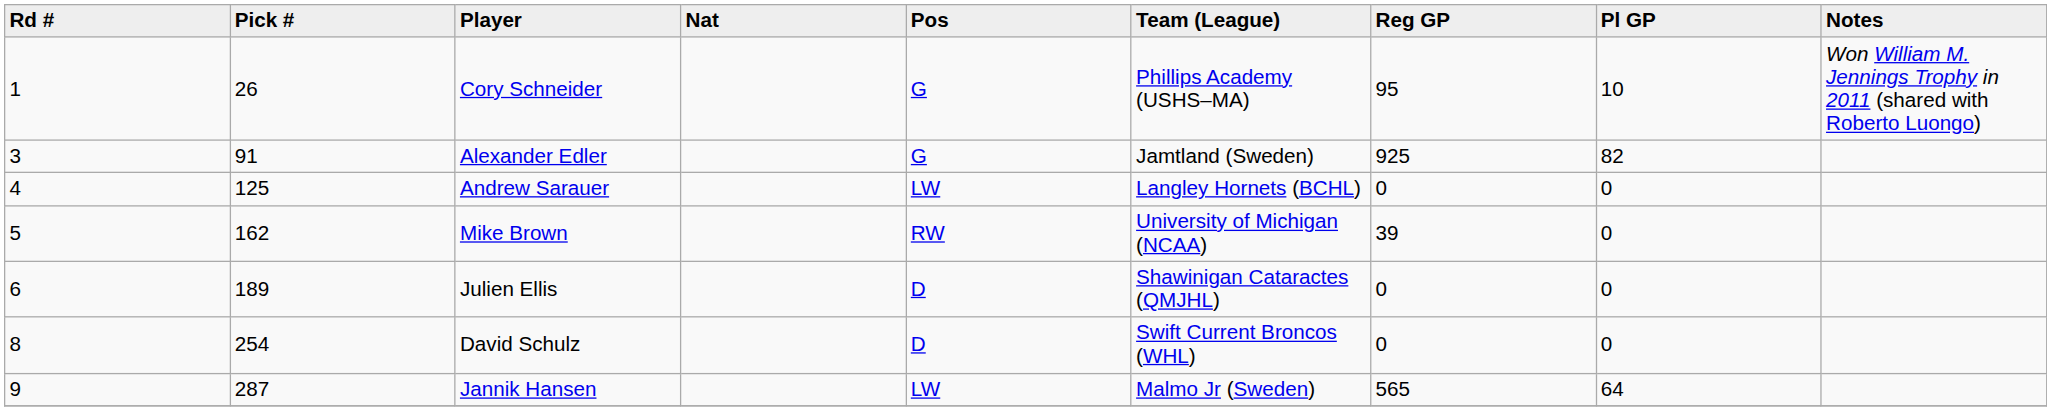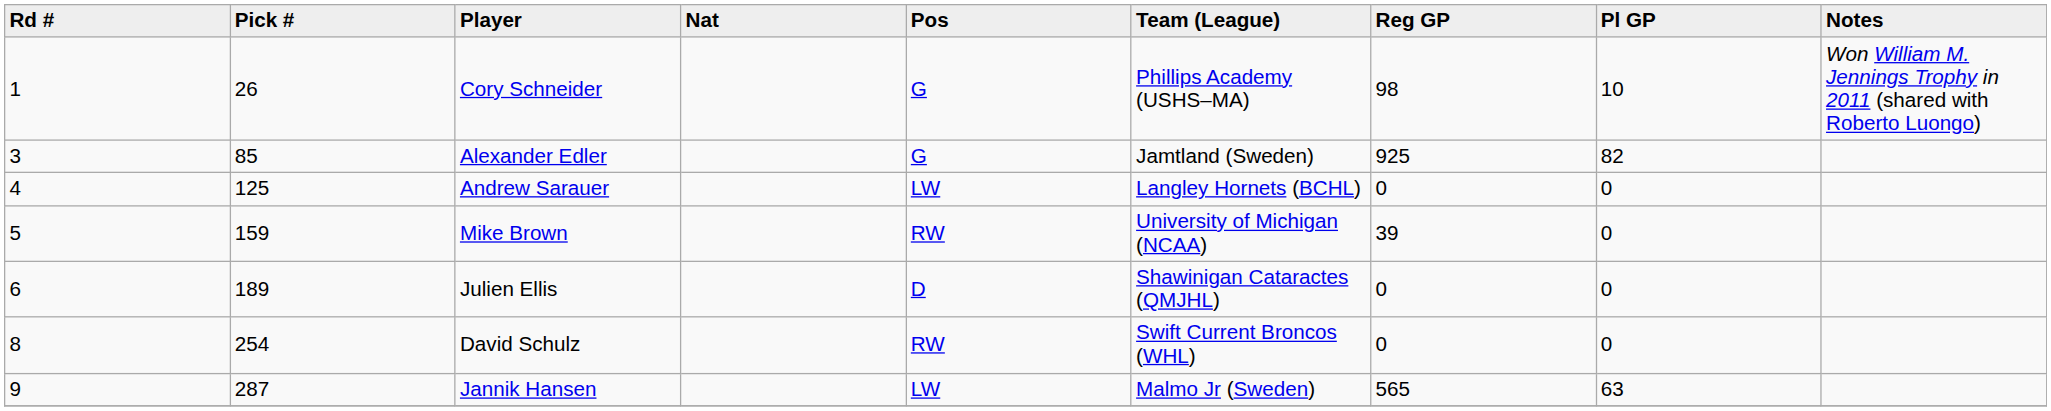(1387, 88) 95 -> (1387, 88) 98
(246, 155) 91 -> (246, 155) 85
(252, 233) 162 -> (252, 233) 159
(918, 344) D -> (928, 344) RW
(1612, 389) 64 -> (1612, 389) 63
